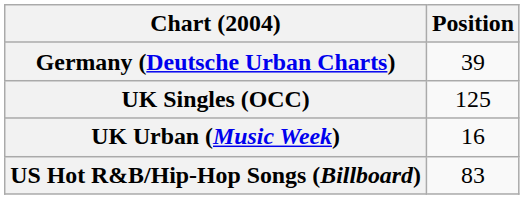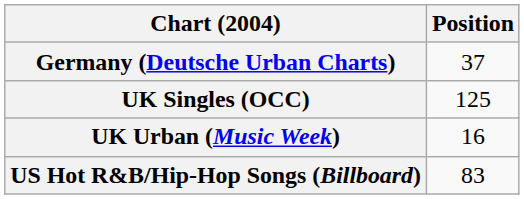(473, 61) 39 -> (473, 61) 37
